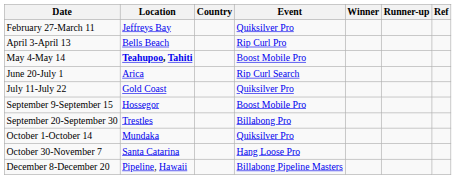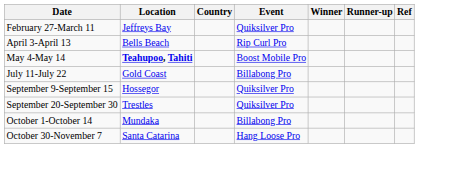- row: (35, 74)
(265, 89) Quiksilver Pro -> (264, 74) Billabong Pro
(271, 105) Boost Mobile Pro -> (265, 89) Quiksilver Pro
(264, 120) Billabong Pro -> (265, 105) Quiksilver Pro
(265, 136) Quiksilver Pro -> (264, 120) Billabong Pro
- row: (58, 167)
